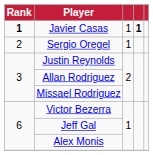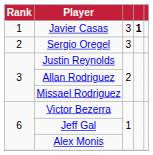(19, 28) bold -> (19, 28) normal
(128, 28) 1 -> (128, 28) 3
(128, 45) 1 -> (128, 45) 3
